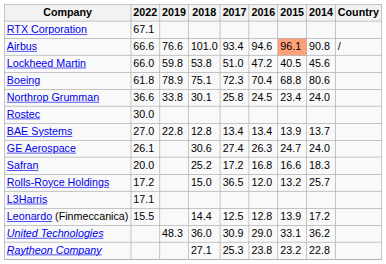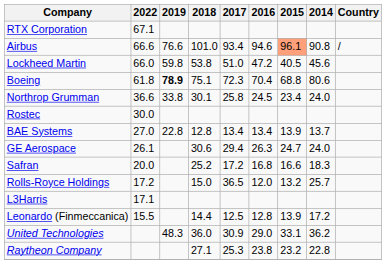(173, 81) normal -> (173, 81) bold
(233, 149) 27.4 -> (233, 149) 29.4
